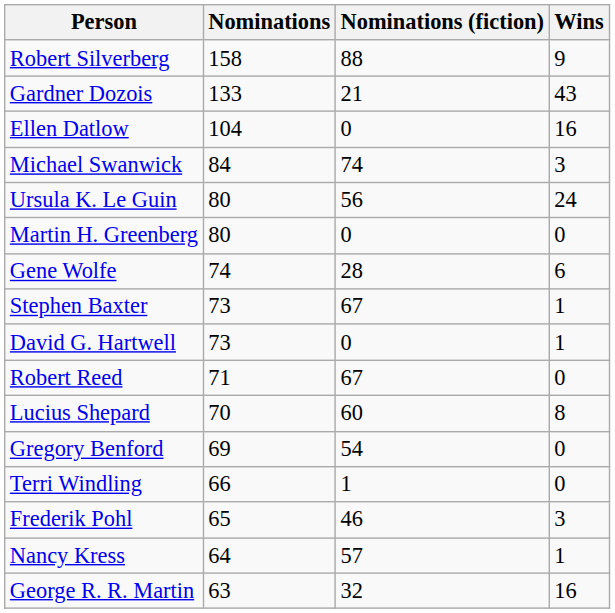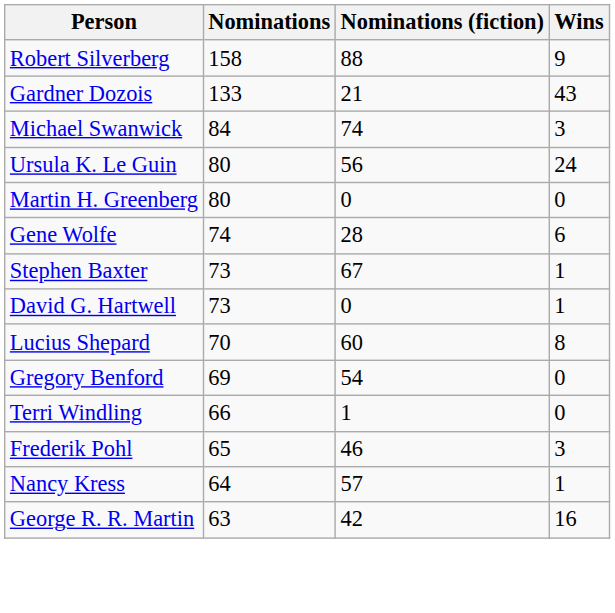- row: (69, 128)
- row: (66, 377)
(352, 590) 32 -> (352, 519) 42
